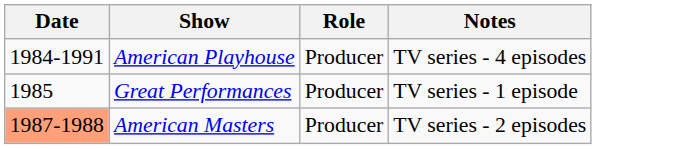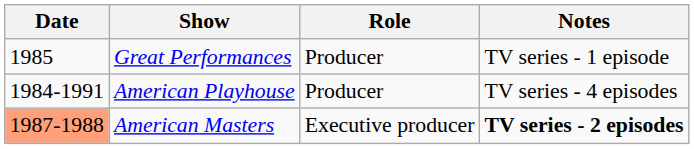rows swapped: (204, 56) <-> (203, 90)
(344, 125) Producer -> (390, 125) Executive producer
(490, 125) normal -> (584, 125) bold
